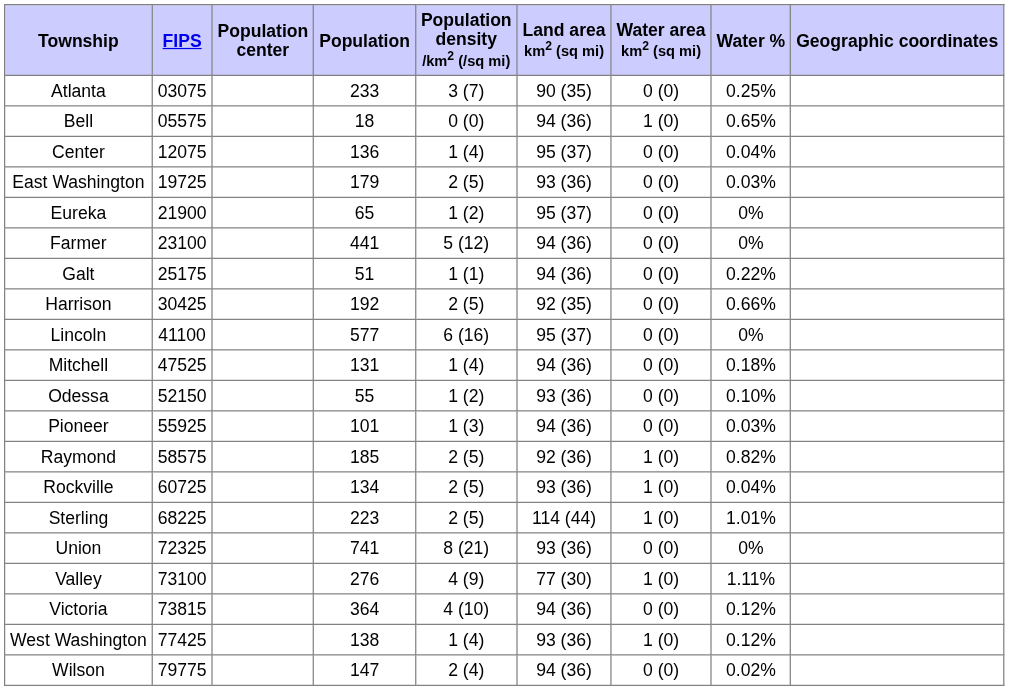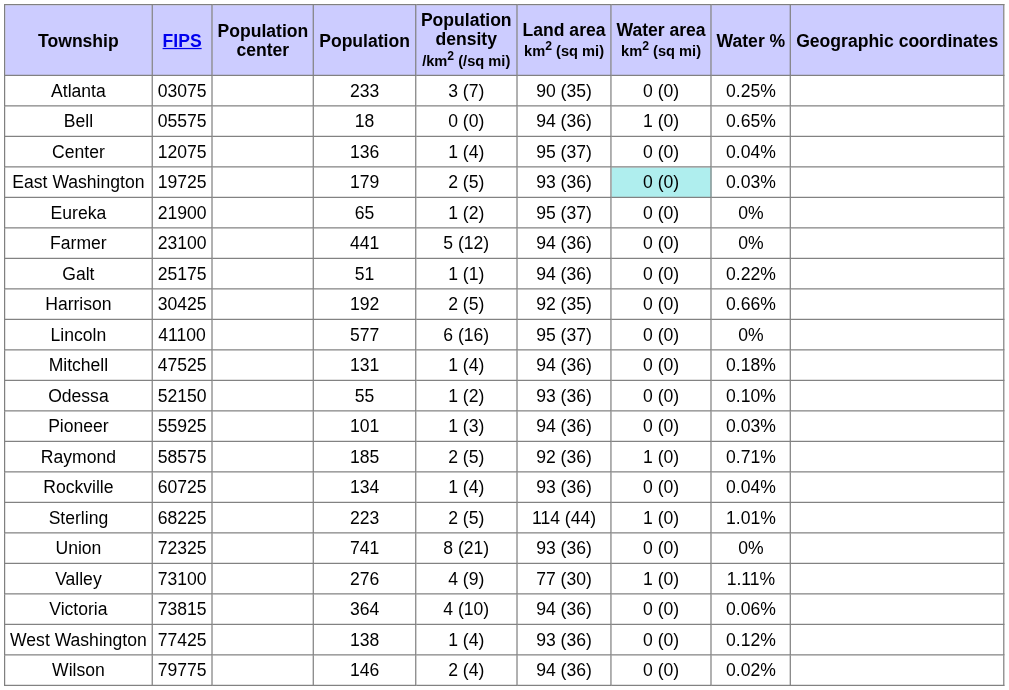(661, 182) no background -> (661, 182) paleturquoise background
(751, 457) 0.82% -> (751, 457) 0.71%
(466, 487) 2 (5) -> (466, 487) 1 (4)
(661, 487) 1 (0) -> (661, 487) 0 (0)
(751, 609) 0.12% -> (751, 609) 0.06%
(661, 640) 1 (0) -> (661, 640) 0 (0)
(365, 670) 147 -> (365, 670) 146
